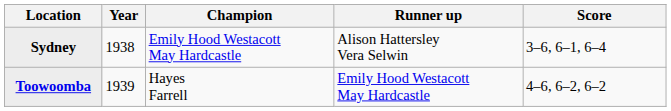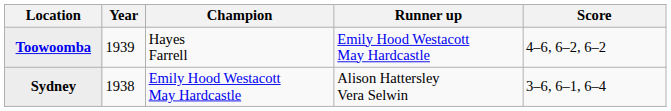rows swapped: (53, 47) <-> (53, 86)
